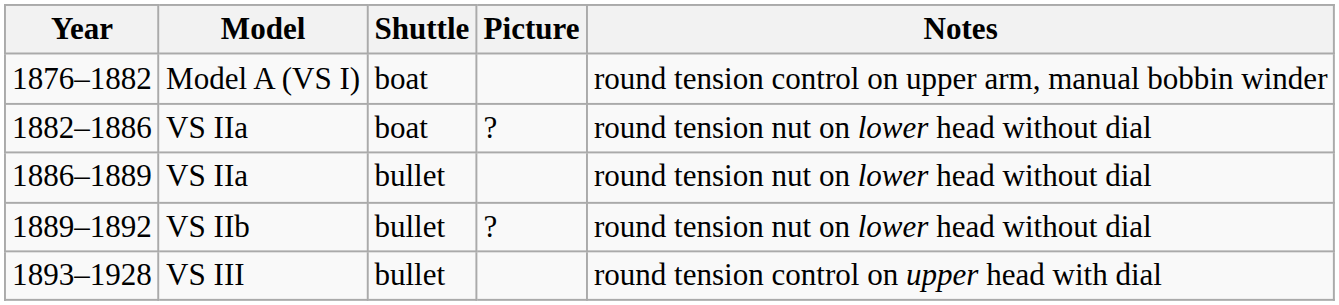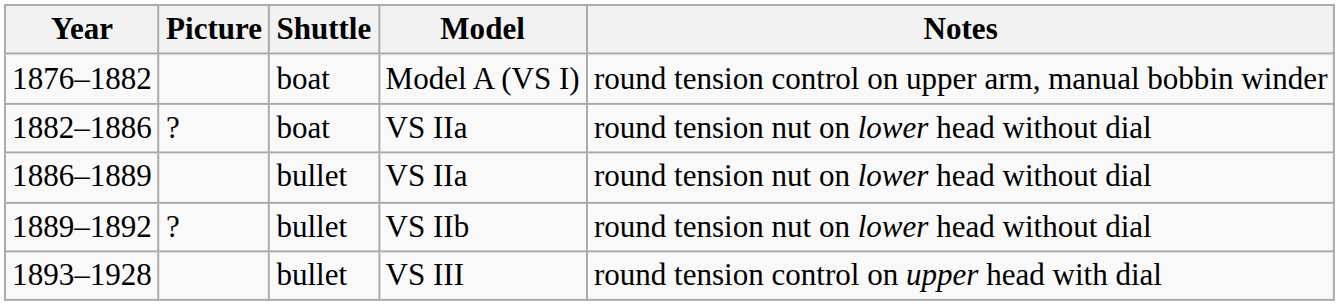columns swapped: (263, 29) <-> (532, 29)
